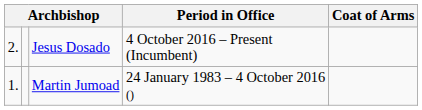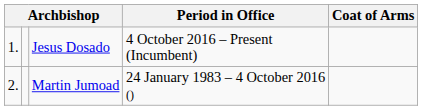(13, 46) 2. -> (13, 46) 1.
(13, 85) 1. -> (13, 85) 2.
